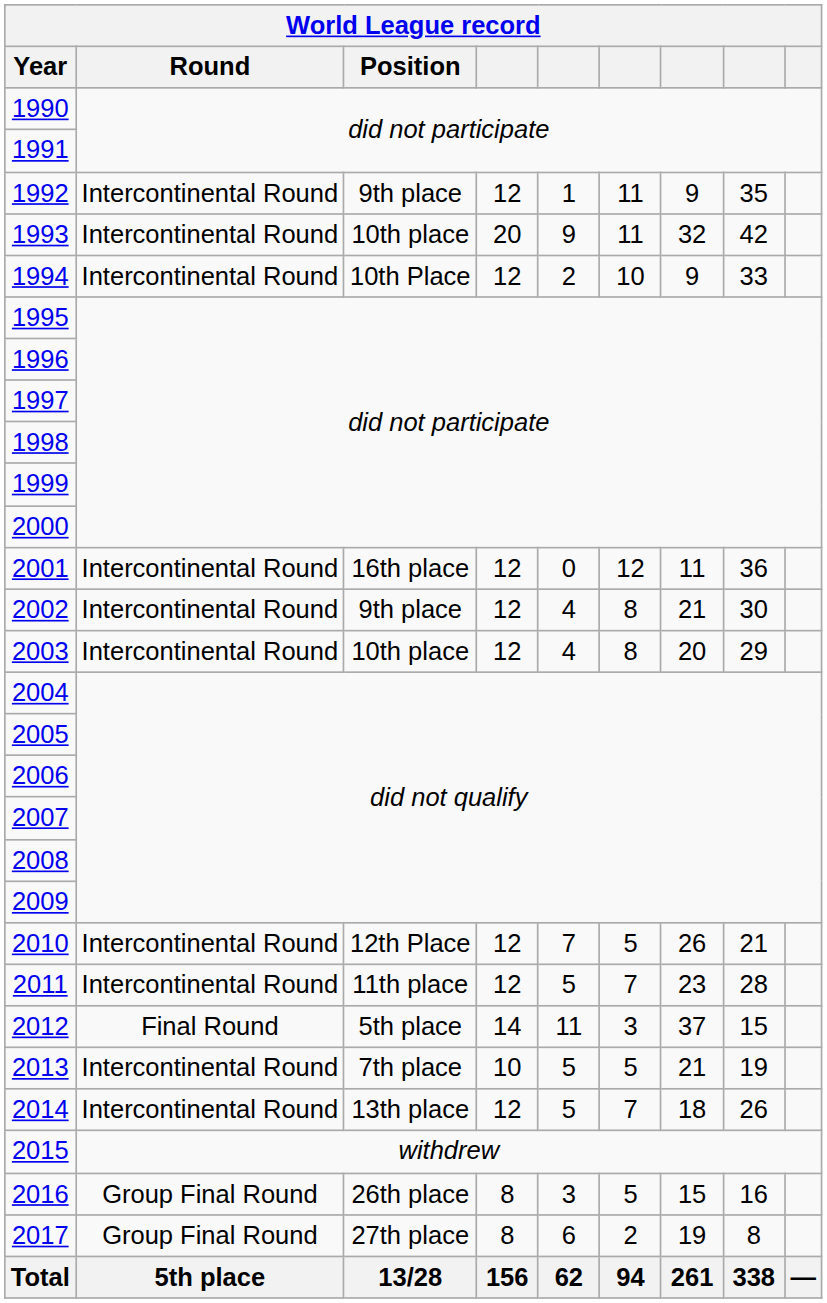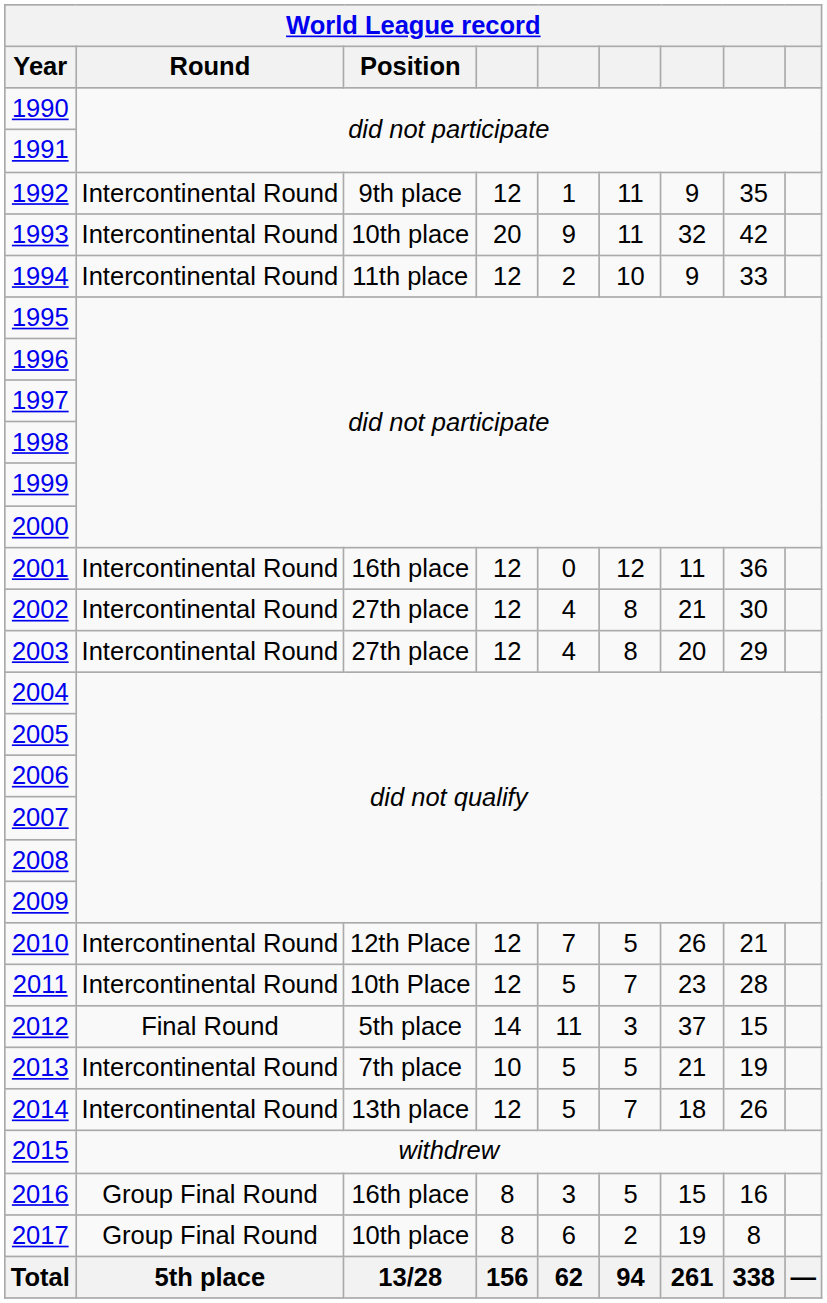(410, 275) 10th Place -> (410, 275) 11th place
(410, 609) 9th place -> (410, 609) 27th place
(410, 651) 10th place -> (410, 651) 27th place
(410, 984) 11th place -> (410, 984) 10th Place
(410, 1193) 26th place -> (410, 1193) 16th place
(410, 1235) 27th place -> (410, 1235) 10th place
